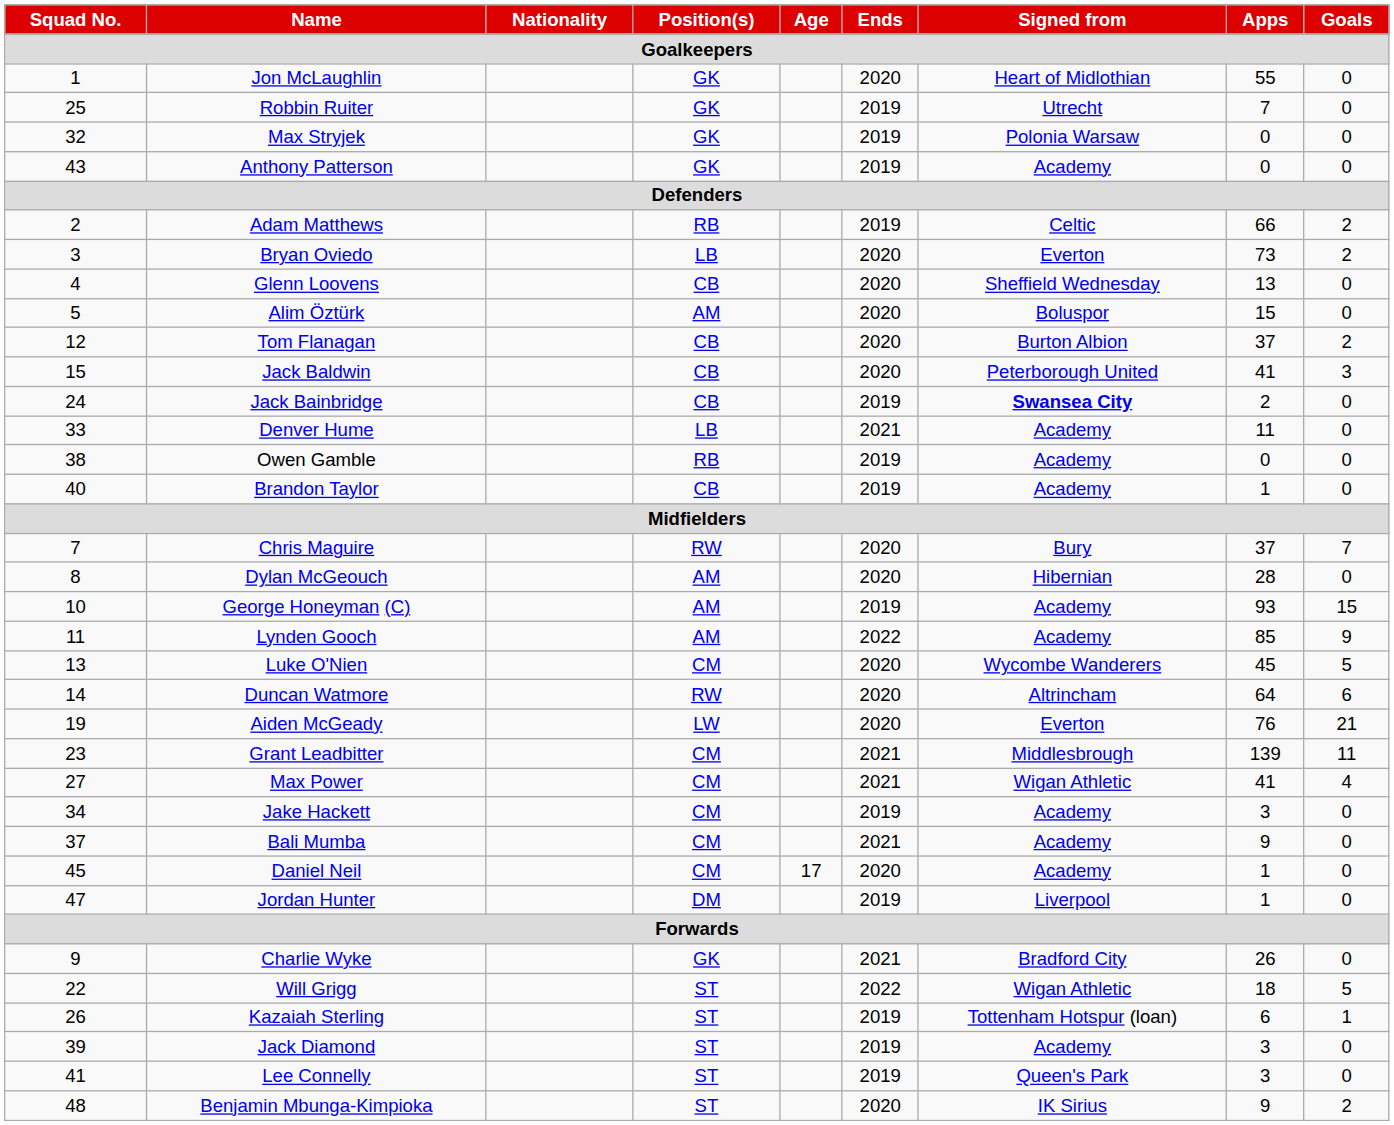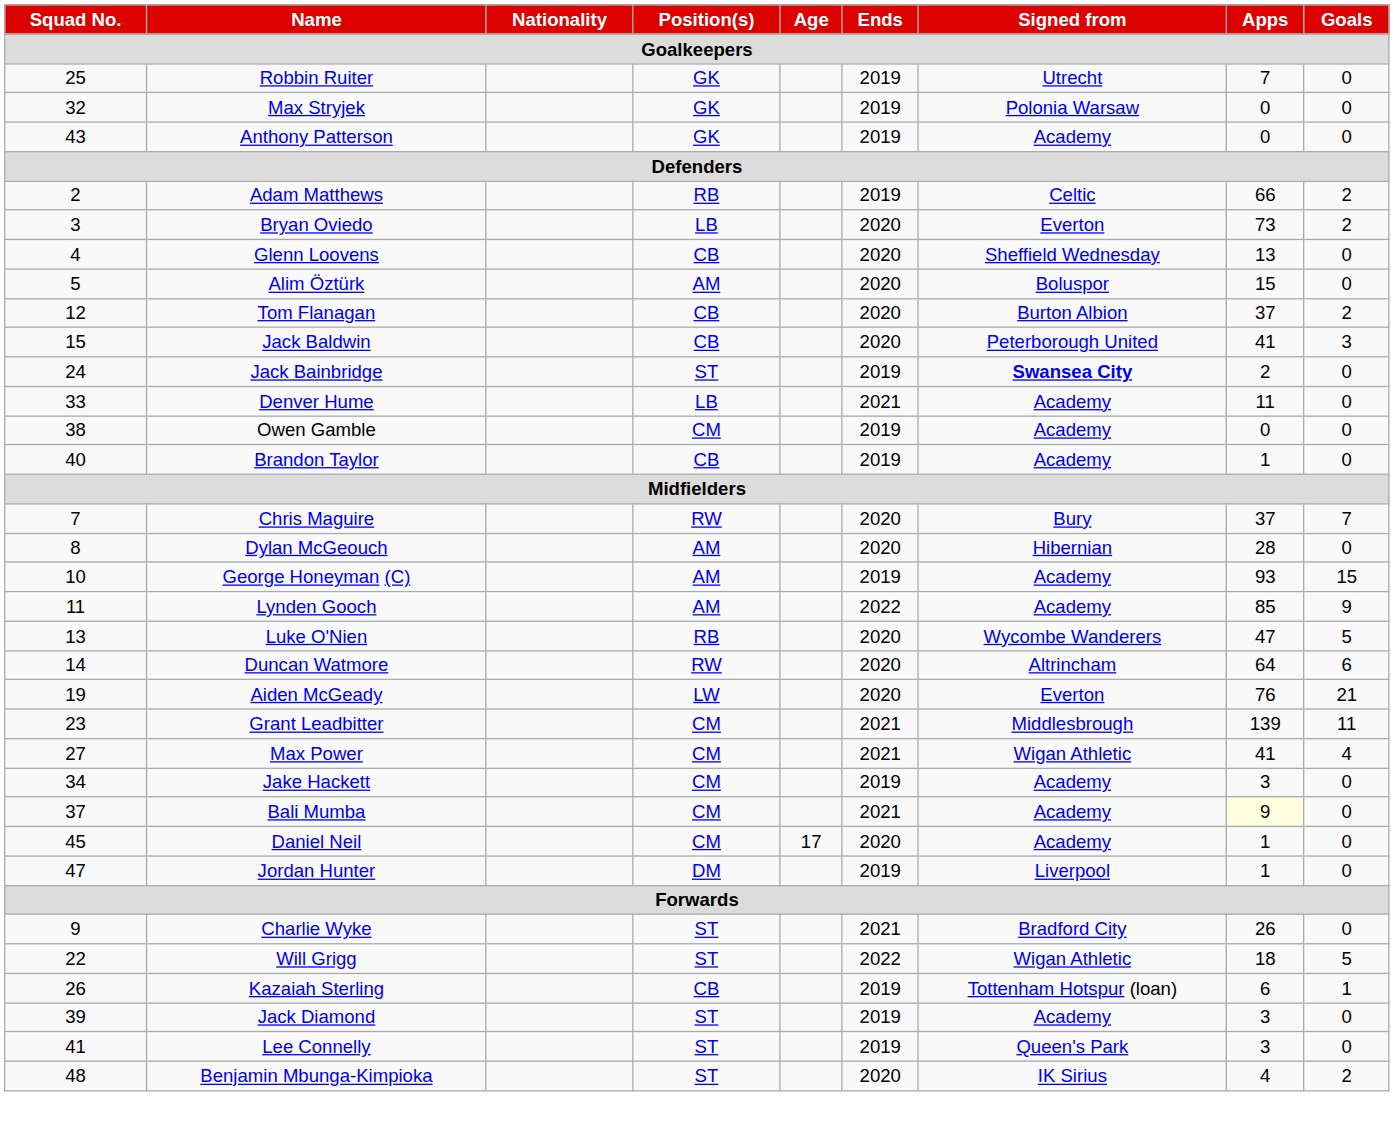- row: (316, 78)
(706, 401) CB -> (706, 372) ST
(706, 460) RB -> (706, 431) CM
(706, 665) CM -> (706, 636) RB
(1265, 665) 45 -> (1265, 636) 47
(1265, 841) no background -> (1265, 812) lightyellow background
(706, 959) GK -> (706, 929) ST
(706, 1018) ST -> (706, 988) CB
(1265, 1106) 9 -> (1265, 1076) 4
